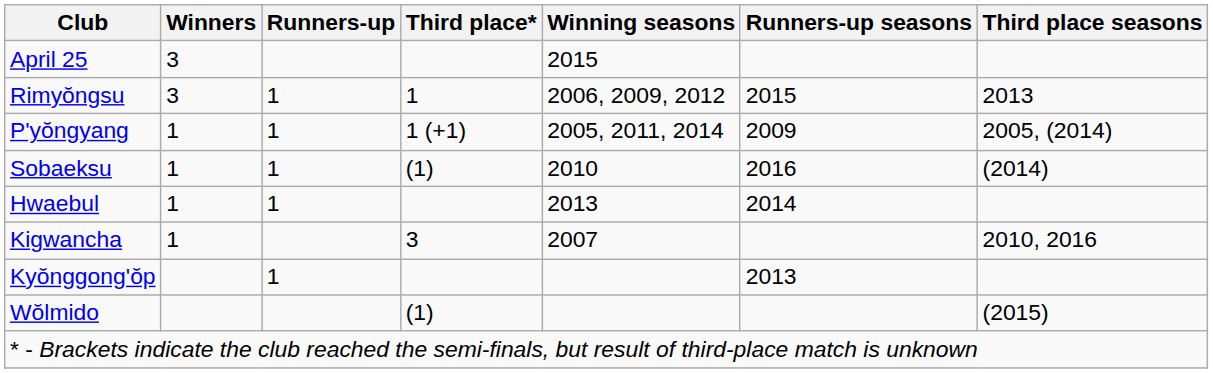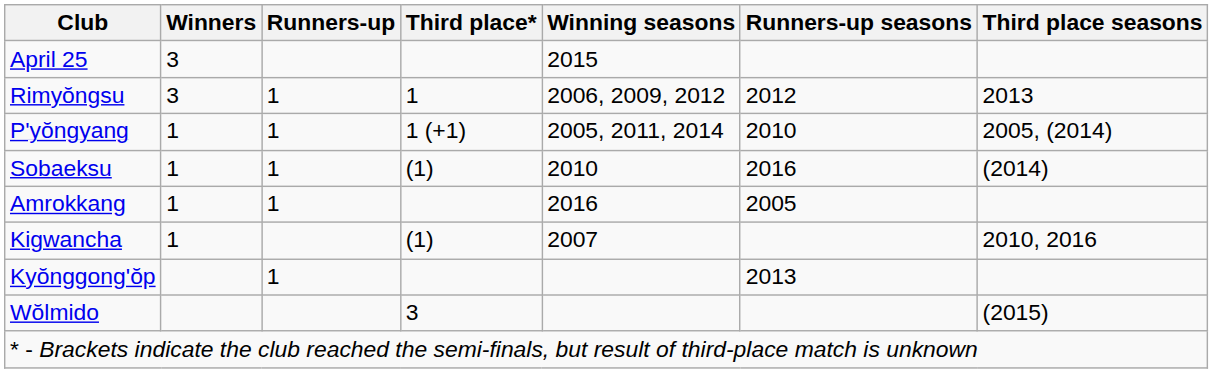(771, 95) 2015 -> (771, 95) 2012
(771, 131) 2009 -> (771, 131) 2010
+ row: (68, 204)
- row: (55, 204)
(412, 240) 3 -> (420, 240) (1)
(420, 312) (1) -> (412, 312) 3
